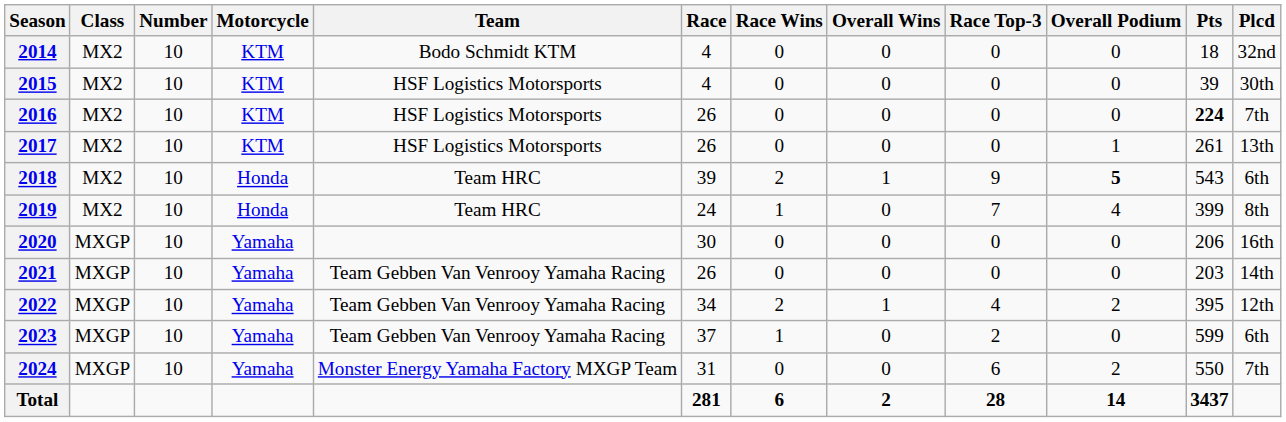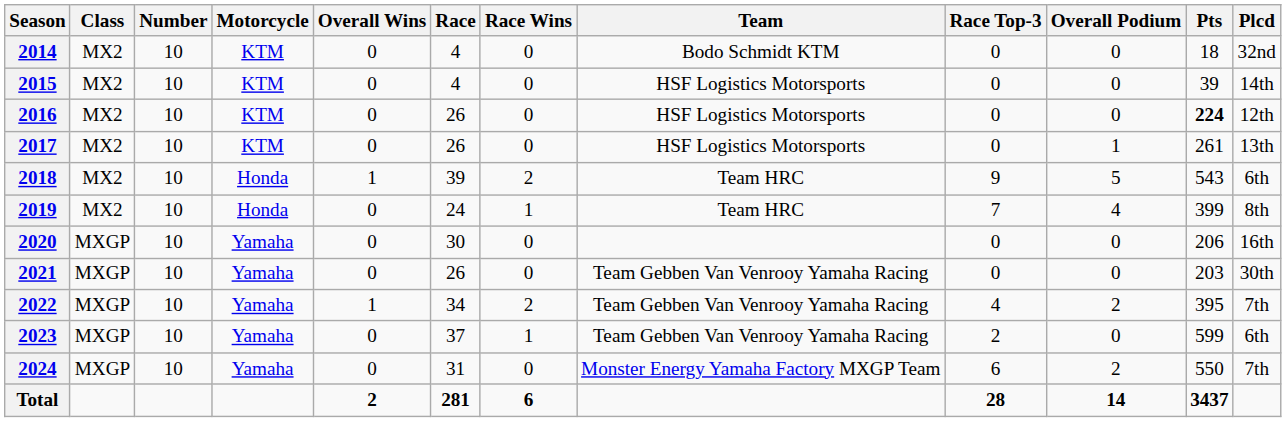columns swapped: (497, 19) <-> (886, 19)
(1257, 83) 30th -> (1257, 83) 14th
(1257, 114) 7th -> (1257, 114) 12th
(1116, 178) bold -> (1116, 178) normal
(1257, 273) 14th -> (1257, 273) 30th
(1257, 304) 12th -> (1257, 304) 7th
